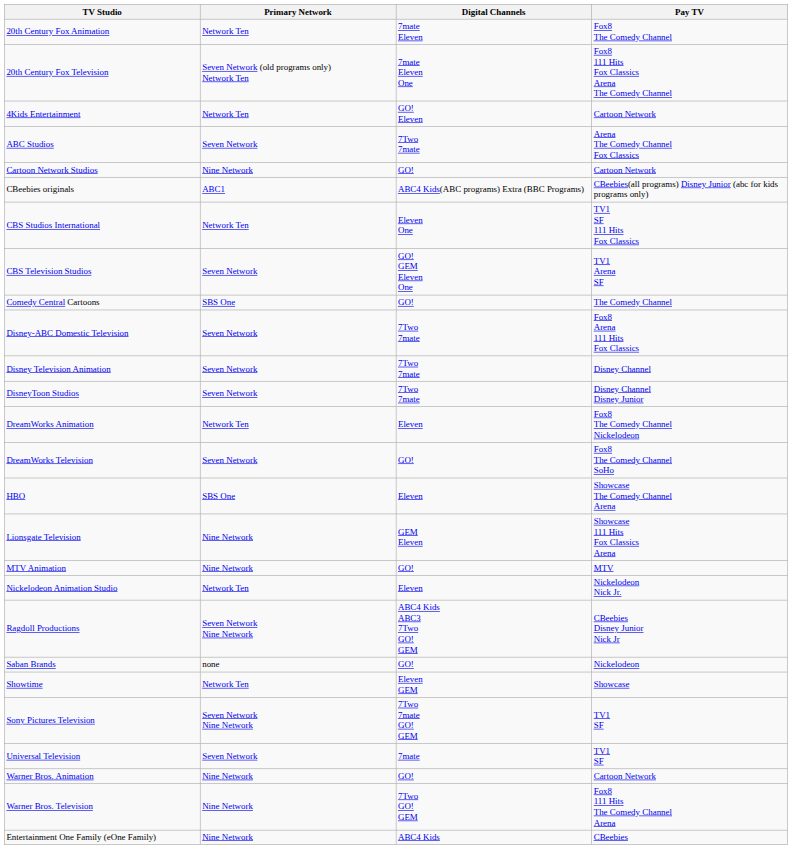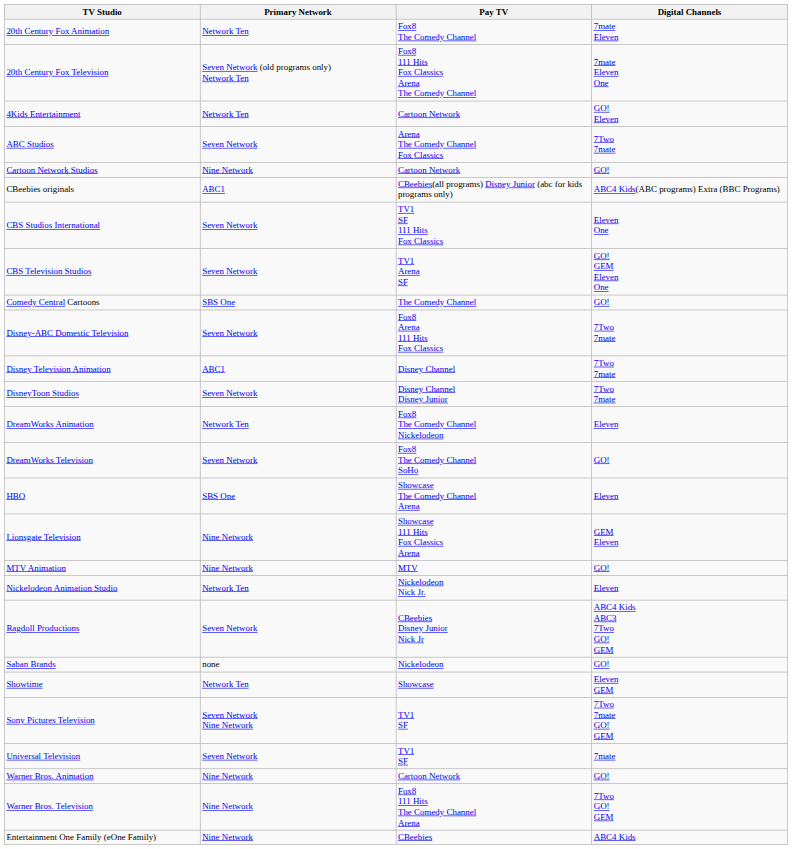columns swapped: (494, 12) <-> (689, 12)
(225, 225) Network Ten -> (230, 225) Seven Network
(230, 369) Seven Network -> (214, 369) ABC1
(230, 629) Seven Network Nine Network -> (230, 629) Seven Network
